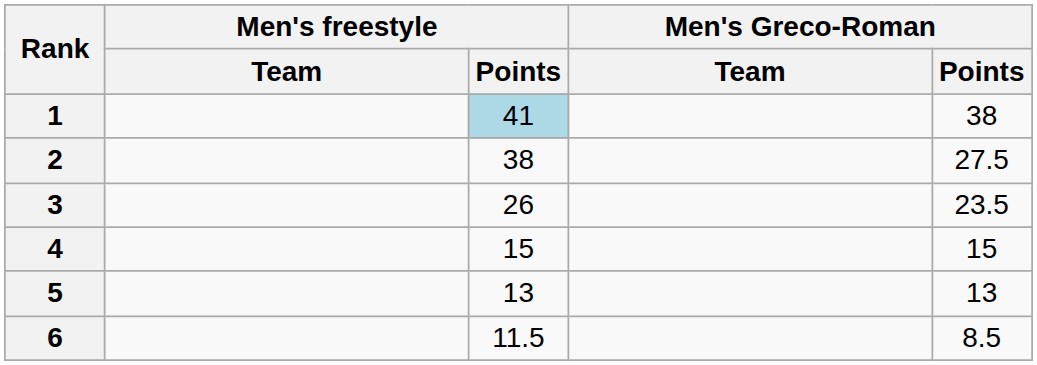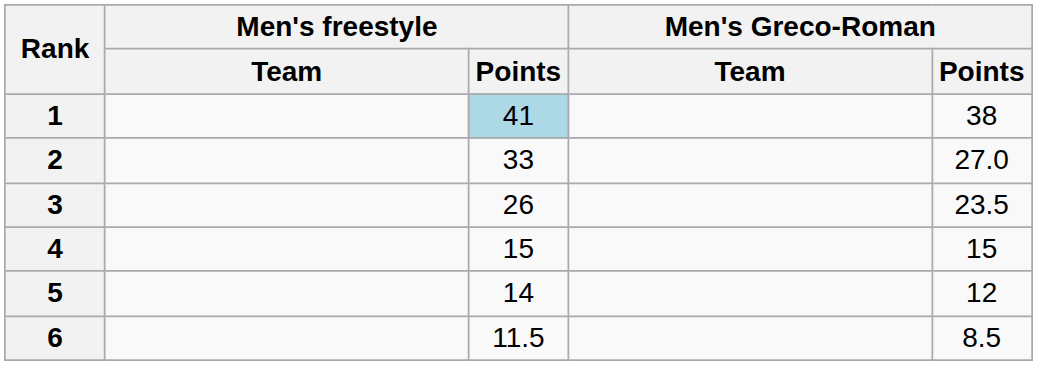(518, 159) 38 -> (518, 159) 33
(982, 159) 27.5 -> (982, 159) 27.0
(518, 293) 13 -> (518, 293) 14
(982, 293) 13 -> (982, 293) 12
